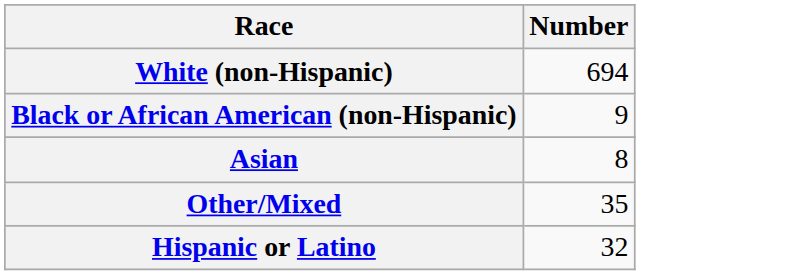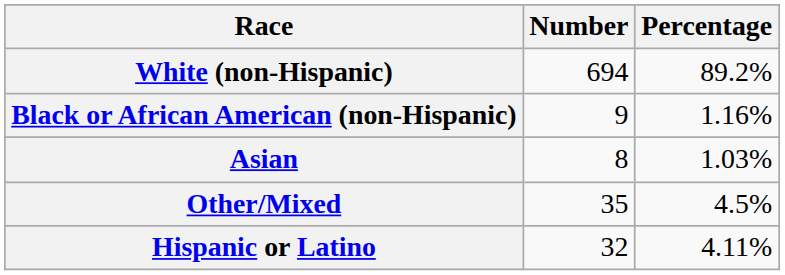+ column: (707, 26)
